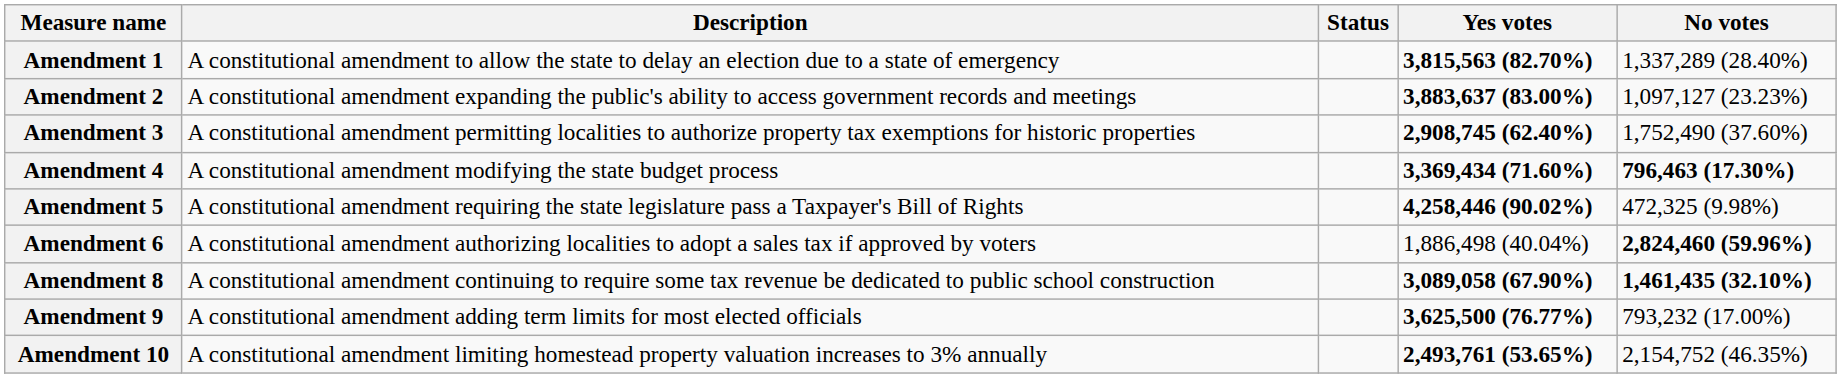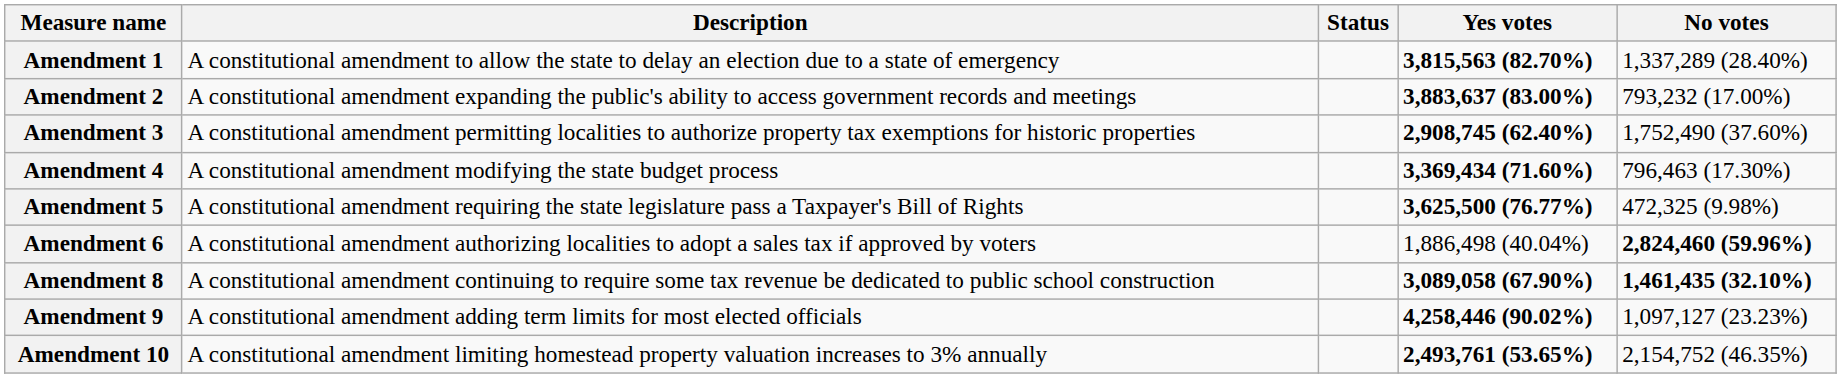(1715, 96) 1,097,127 (23.23%) -> (1706, 96) 793,232 (17.00%)
(1708, 170) bold -> (1706, 170) normal
(1498, 206) 4,258,446 (90.02%) -> (1498, 206) 3,625,500 (76.77%)
(1498, 317) 3,625,500 (76.77%) -> (1498, 317) 4,258,446 (90.02%)
(1706, 317) 793,232 (17.00%) -> (1715, 317) 1,097,127 (23.23%)
